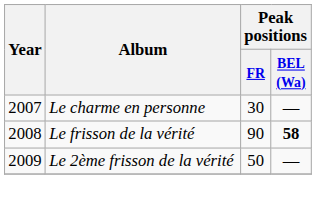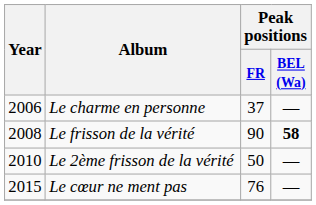(25, 107) 2007 -> (25, 107) 2006
(256, 107) 30 -> (256, 107) 37
(25, 160) 2009 -> (25, 160) 2010
+ row: (118, 187)
